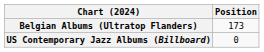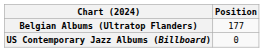(236, 26) 173 -> (236, 26) 177
